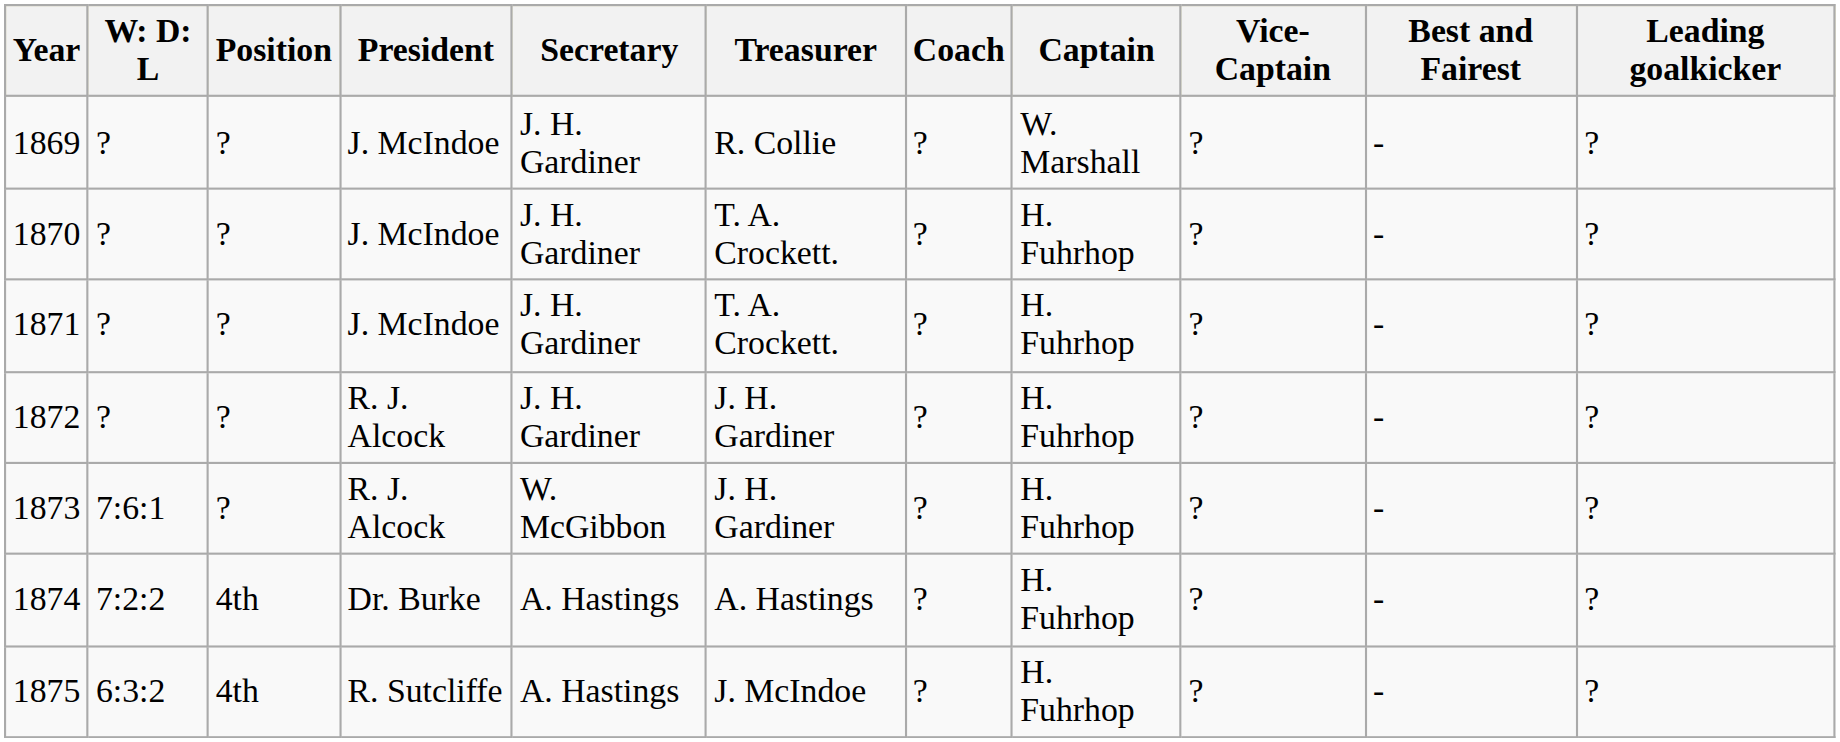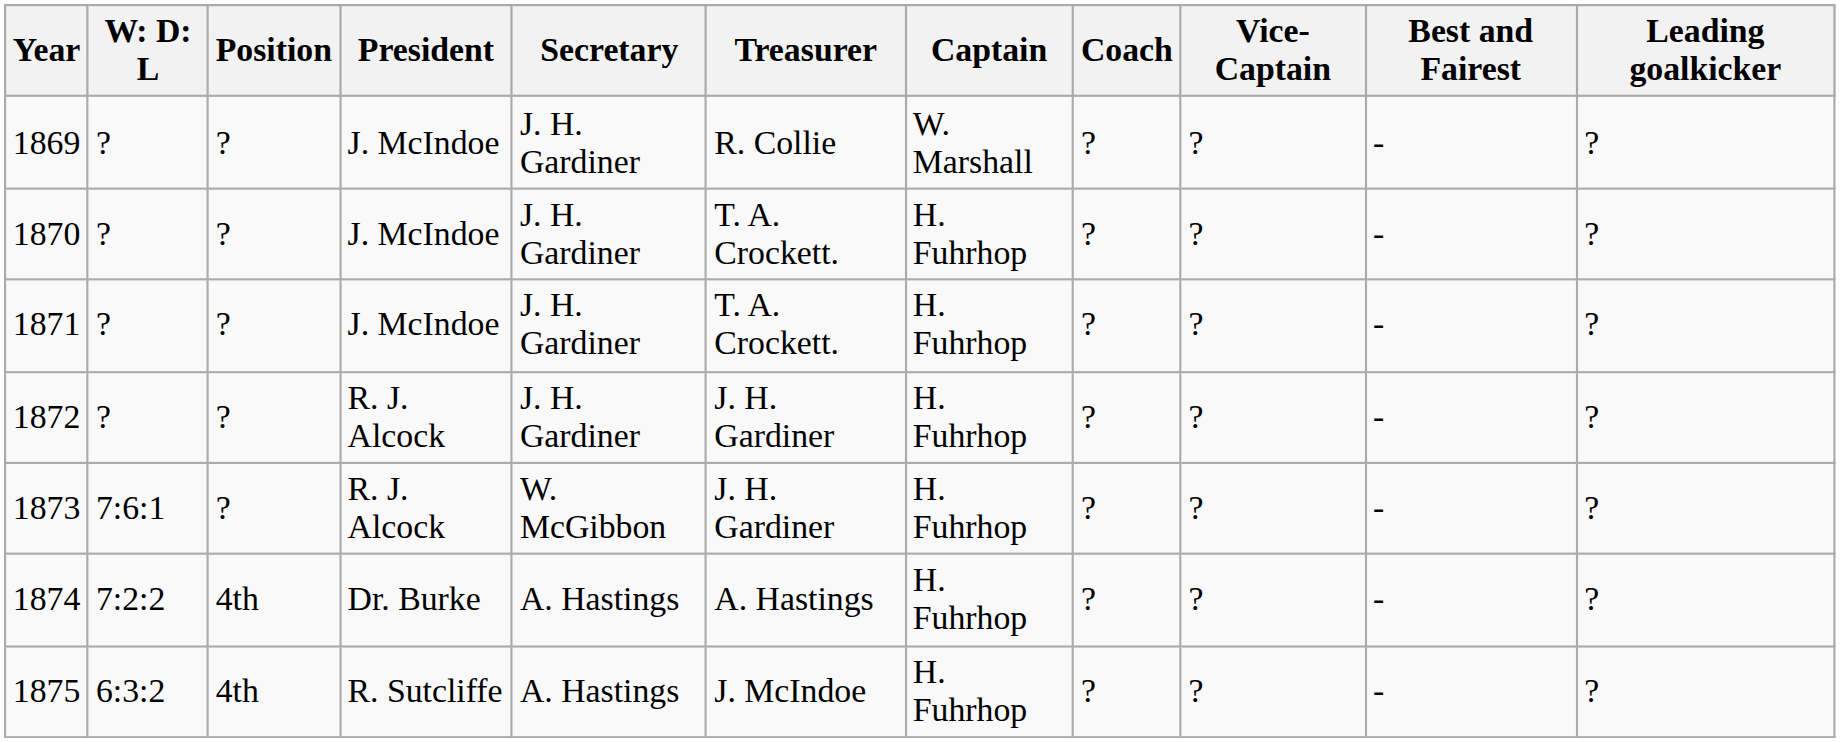columns swapped: (959, 50) <-> (1097, 50)
